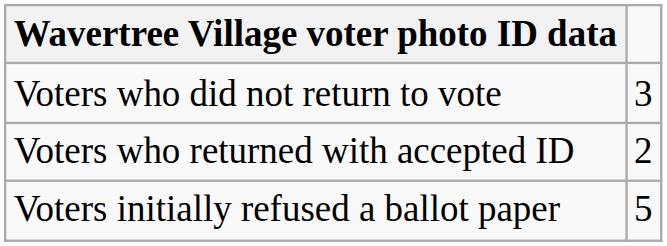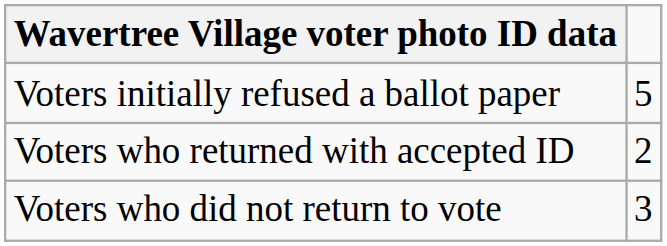rows swapped: (287, 209) <-> (258, 92)
